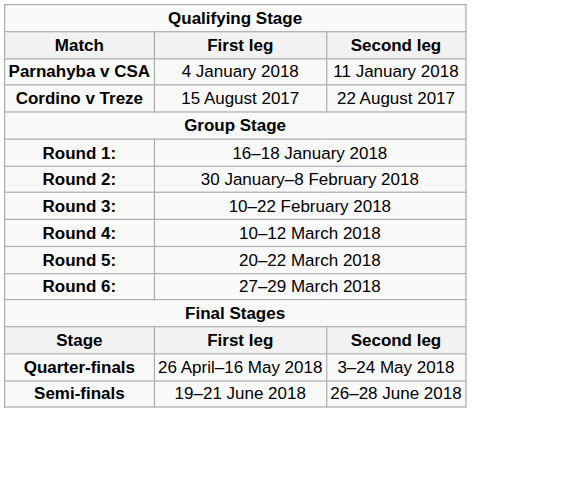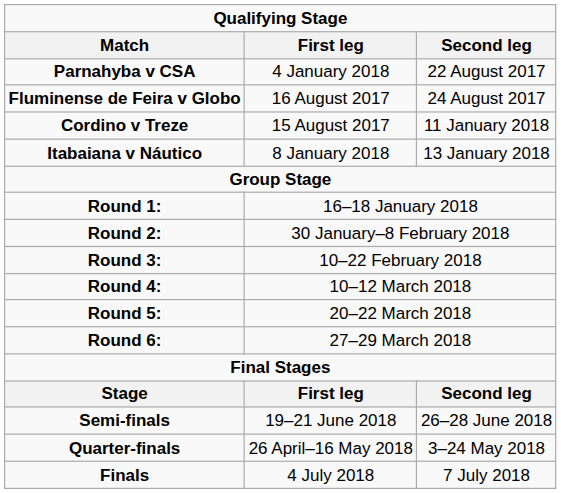(396, 72) 11 January 2018 -> (487, 72) 22 August 2017
+ row: (125, 99)
(396, 99) 22 August 2017 -> (487, 126) 11 January 2018
+ row: (125, 153)
rows swapped: (79, 367) <-> (79, 394)
+ row: (125, 475)
